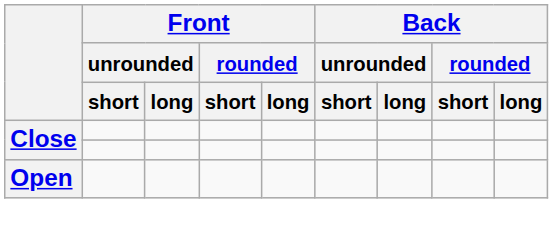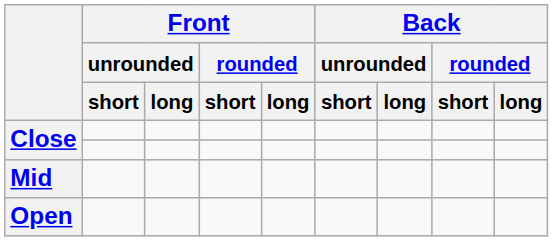+ row: (31, 178)
